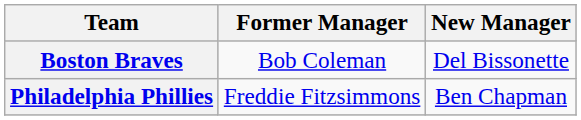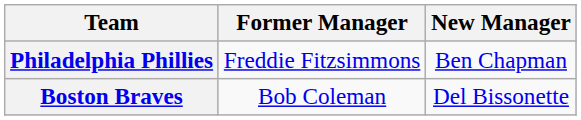rows swapped: (112, 59) <-> (112, 96)
